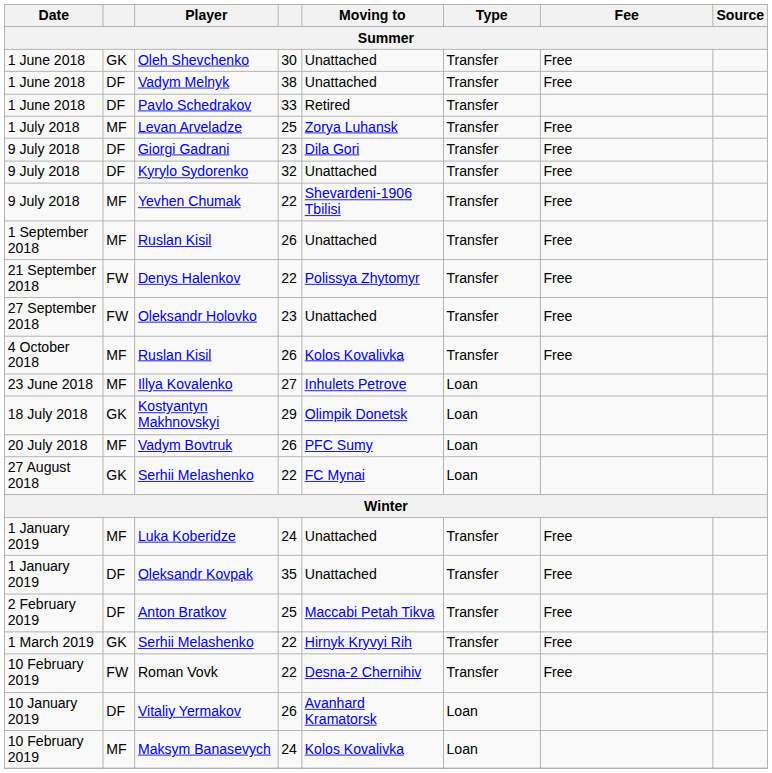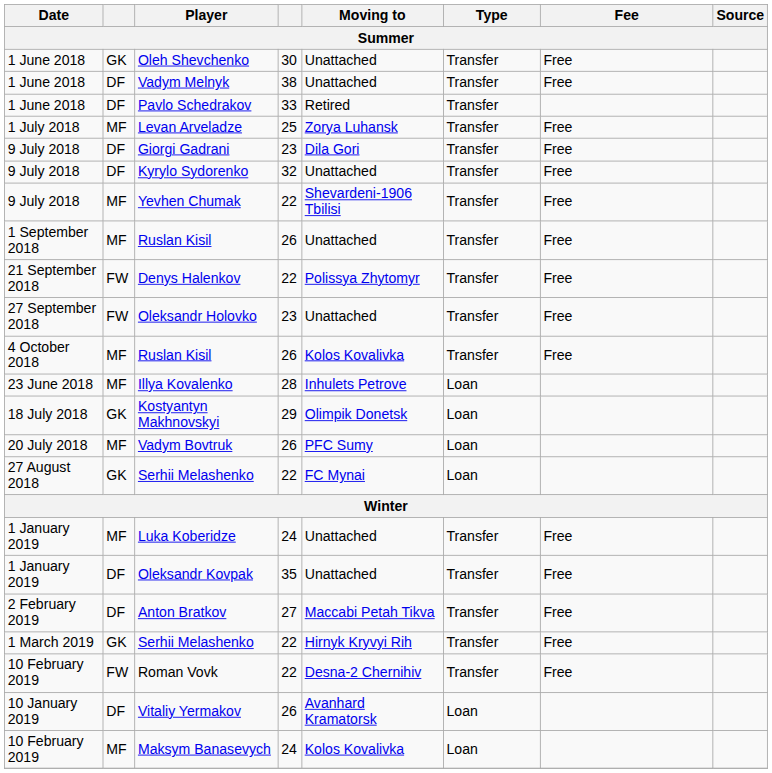(289, 385) 27 -> (289, 385) 28
(289, 612) 25 -> (289, 612) 27
